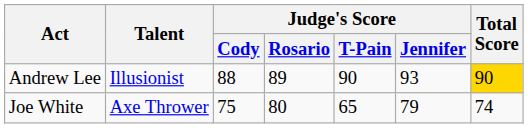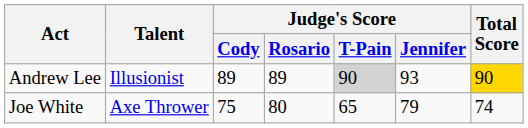(227, 78) 88 -> (227, 78) 89
(348, 78) no background -> (348, 78) lightgrey background
